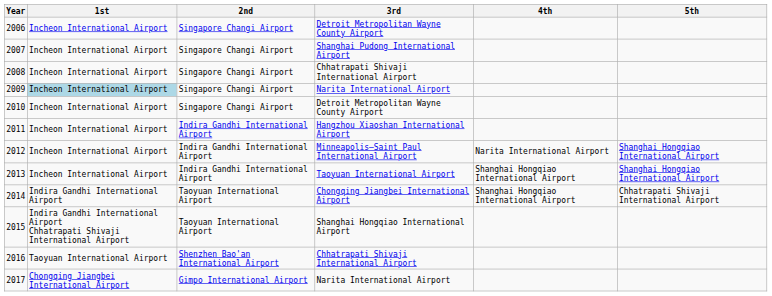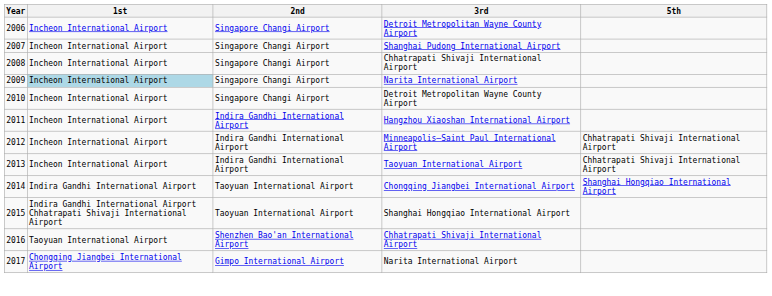- column: (545, 11)
(669, 152) Shanghai Hongqiao International Airport -> (661, 142) Chhatrapati Shivaji International Airport
(669, 174) Shanghai Hongqiao International Airport -> (661, 164) Chhatrapati Shivaji International Airport
(669, 196) Chhatrapati Shivaji International Airport -> (657, 187) Shanghai Hongqiao International Airport
